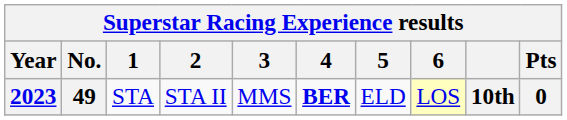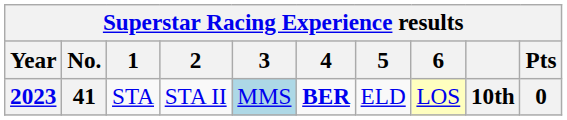(84, 96) 49 -> (84, 96) 41
(264, 96) no background -> (264, 96) lightblue background
